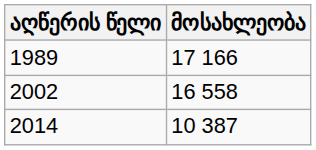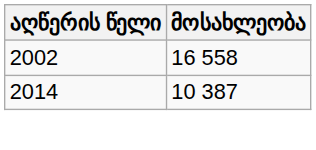- row: (34, 57)
